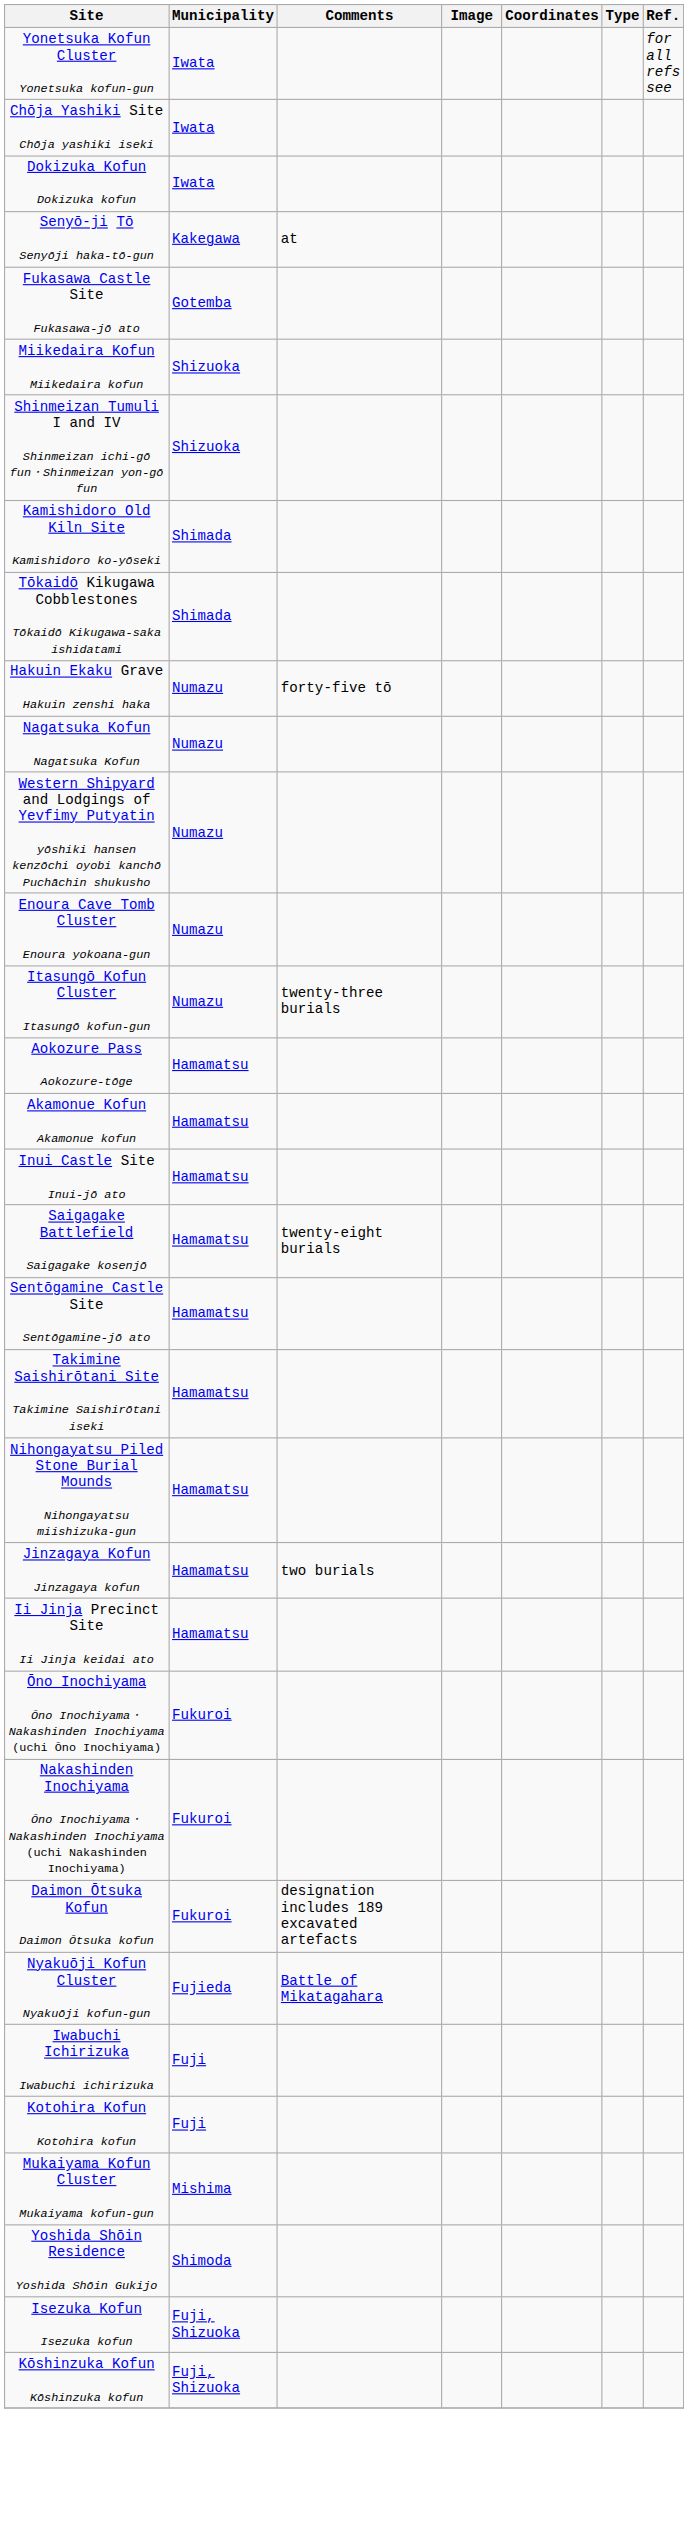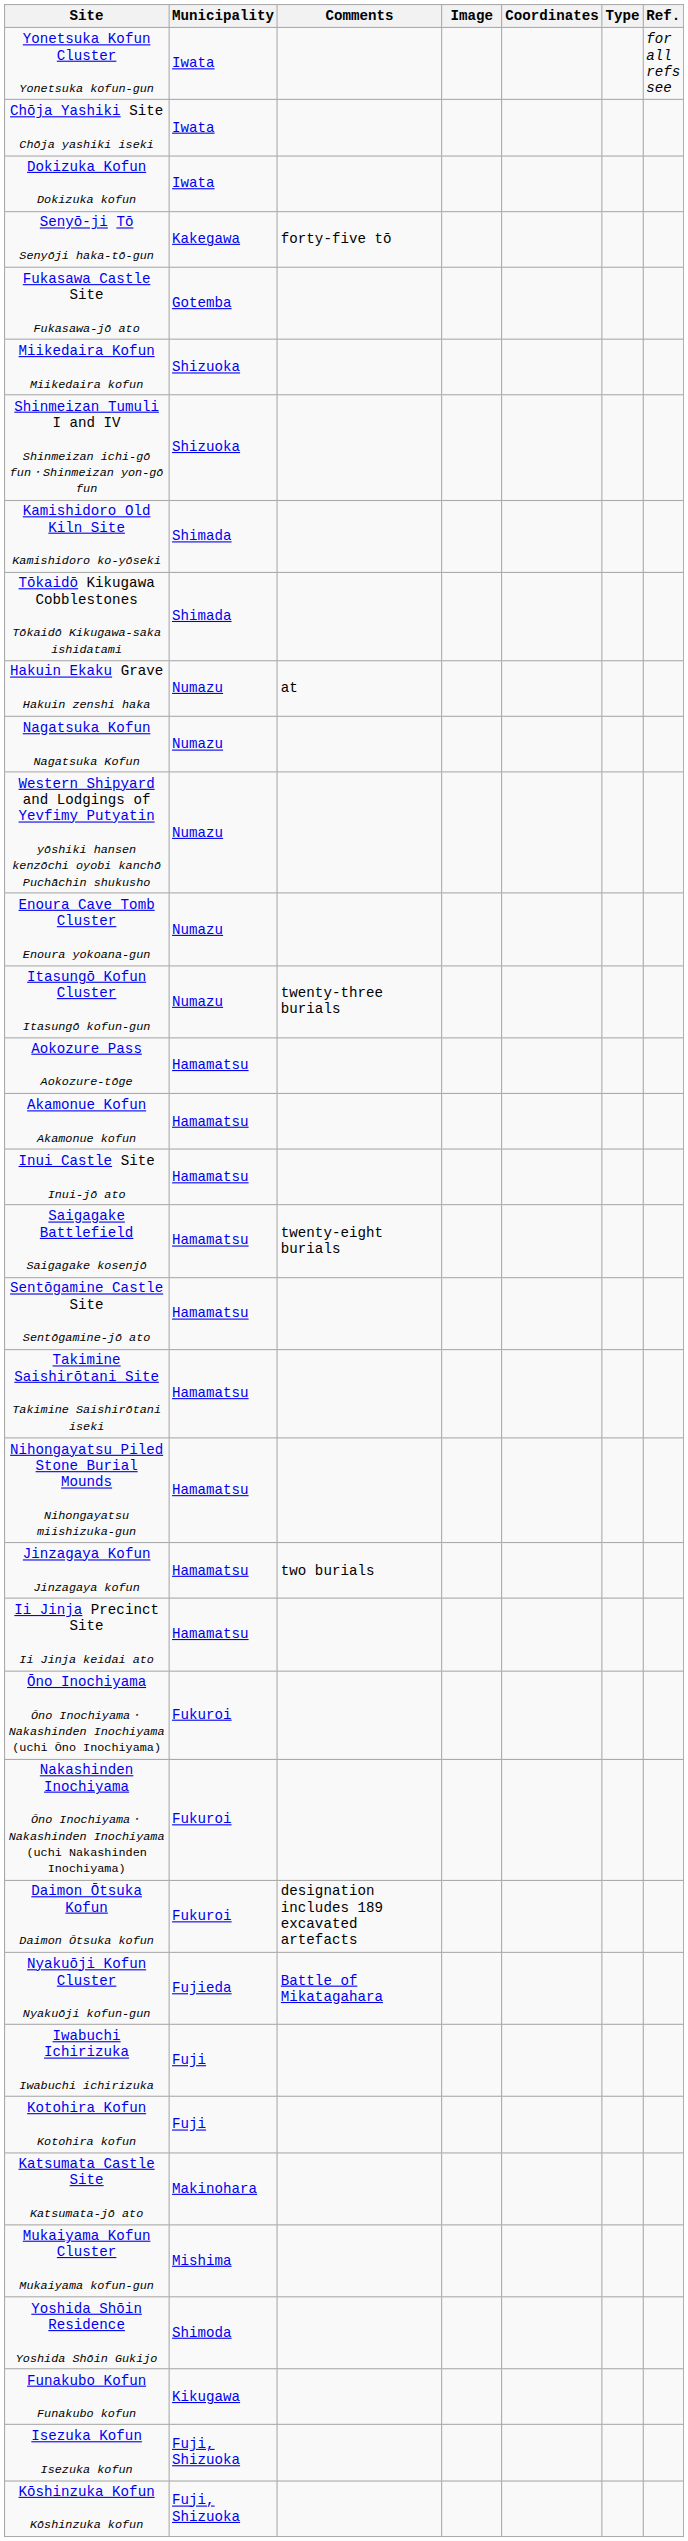(289, 239) at -> (336, 239) forty-five tō
(336, 688) forty-five tō -> (289, 688) at
+ row: (87, 2188)
+ row: (87, 2396)
